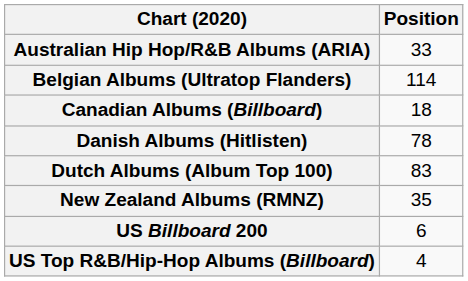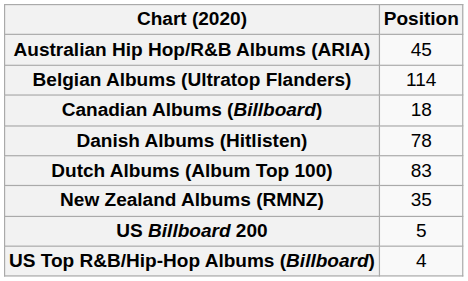(421, 49) 33 -> (421, 49) 45
(421, 230) 6 -> (421, 230) 5
